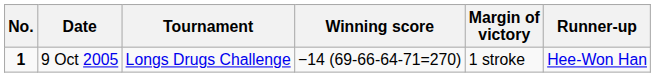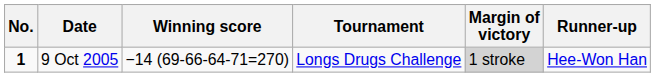columns swapped: (208, 26) <-> (380, 26)
(497, 60) no background -> (497, 60) lightgrey background
